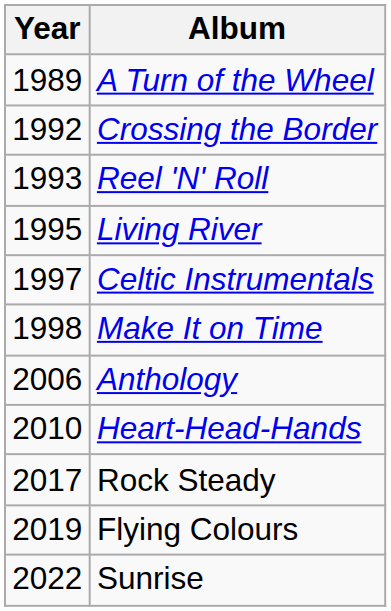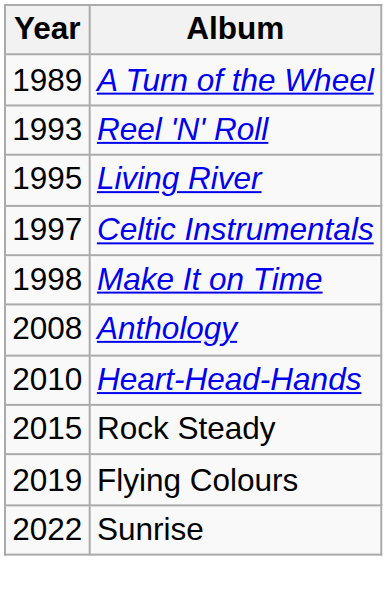- row: (237, 129)
(47, 379) 2006 -> (47, 329) 2008
(47, 479) 2017 -> (47, 429) 2015
